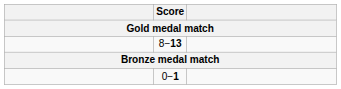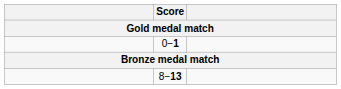rows swapped: (170, 44) <-> (170, 76)
